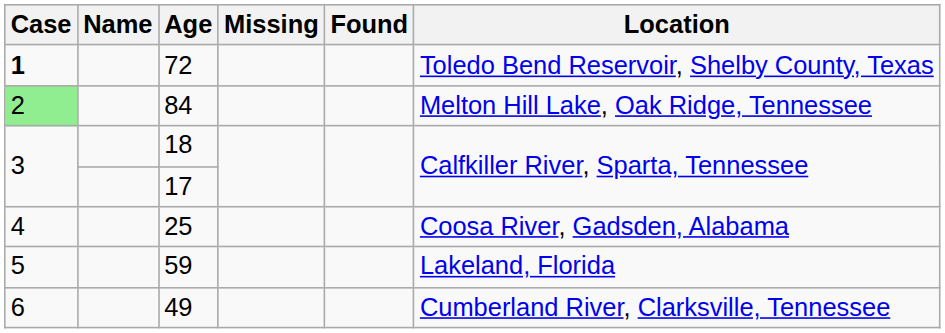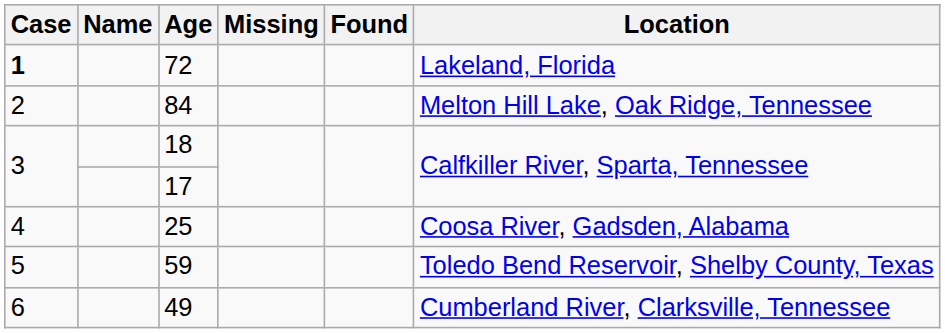(677, 65) Toledo Bend Reservoir, Shelby County, Texas -> (517, 65) Lakeland, Florida
(18, 105) lightgreen background -> (18, 105) no background
(517, 266) Lakeland, Florida -> (677, 266) Toledo Bend Reservoir, Shelby County, Texas
